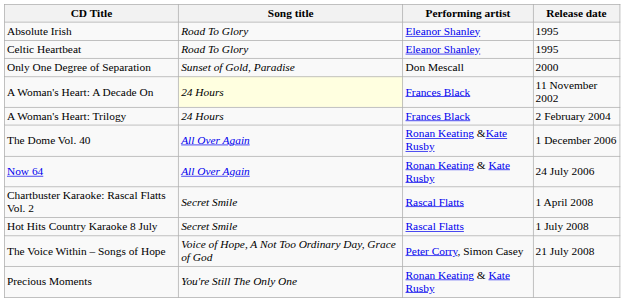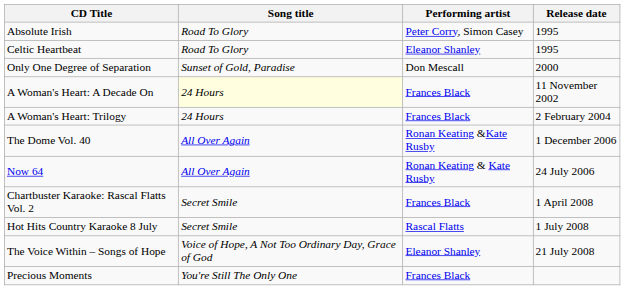(443, 31) Eleanor Shanley -> (464, 31) Peter Corry, Simon Casey
(435, 202) Rascal Flatts -> (438, 202) Frances Black
(464, 251) Peter Corry, Simon Casey -> (443, 251) Eleanor Shanley
(458, 281) Ronan Keating & Kate Rusby -> (438, 275) Frances Black
